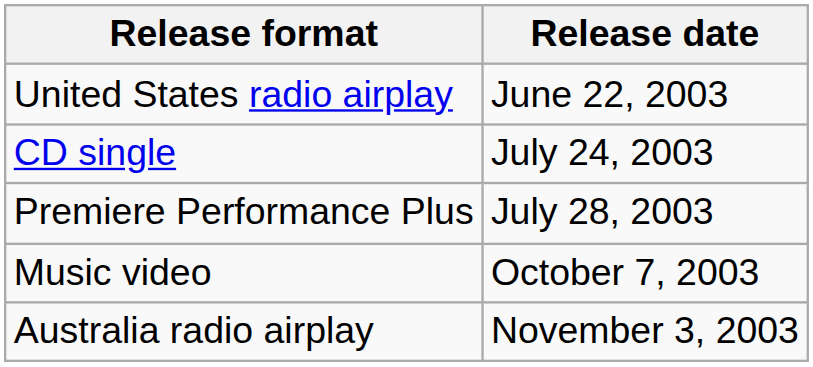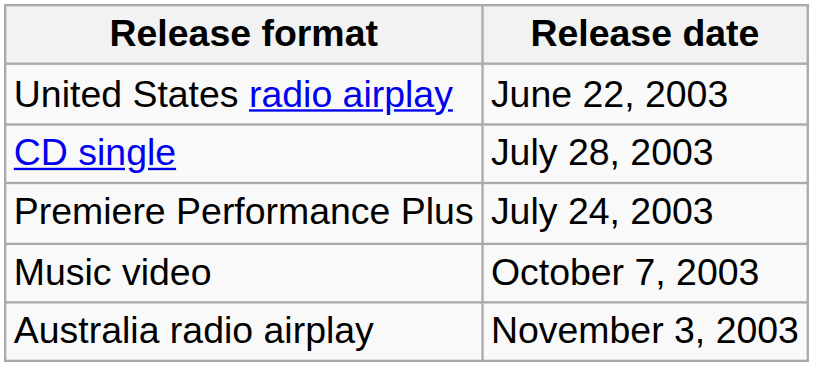(602, 152) July 24, 2003 -> (602, 152) July 28, 2003
(602, 212) July 28, 2003 -> (602, 212) July 24, 2003
